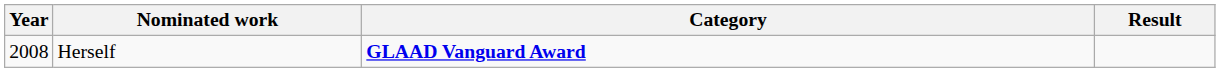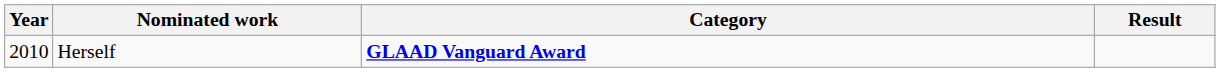(29, 51) 2008 -> (29, 51) 2010
